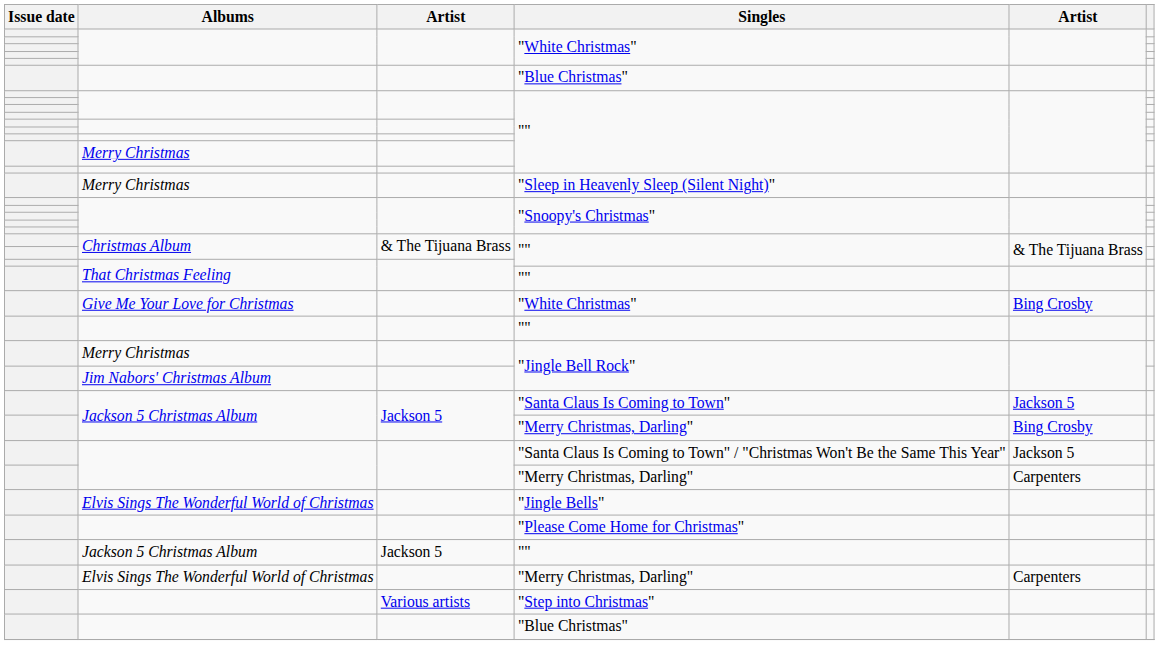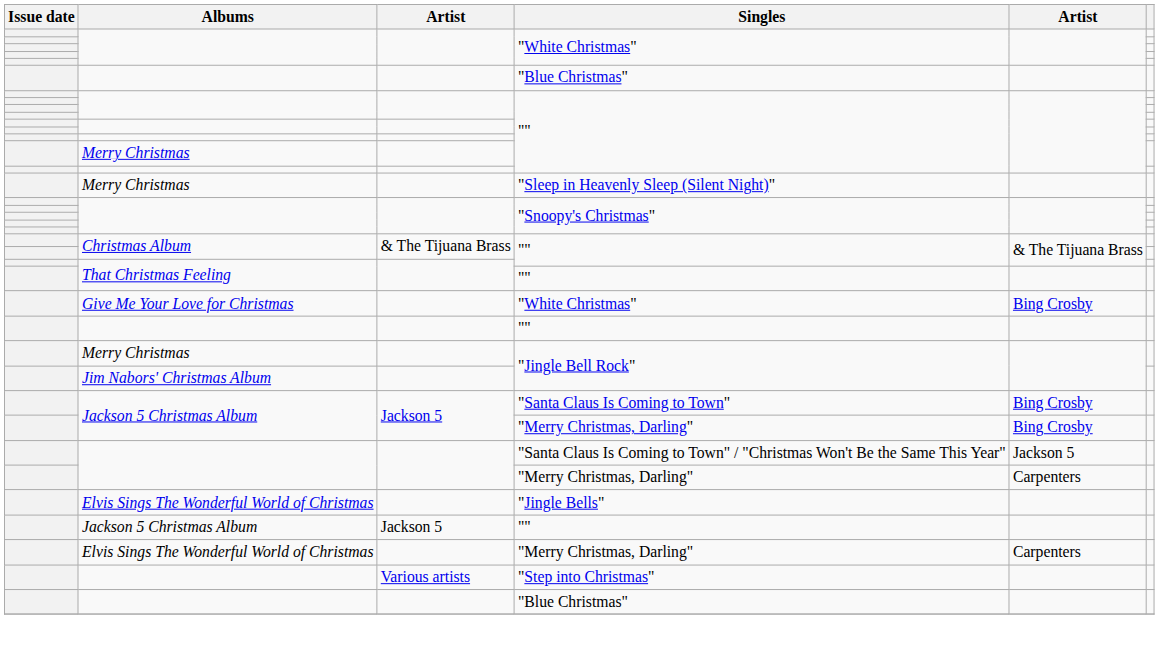(1044, 402) Jackson 5 -> (1053, 402) Bing Crosby
- row: (228, 527)
